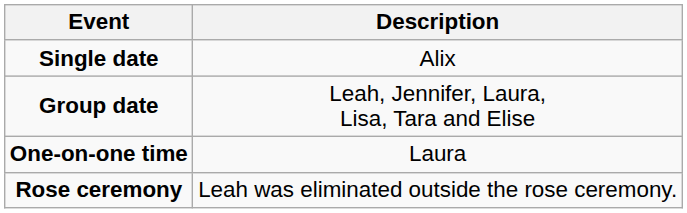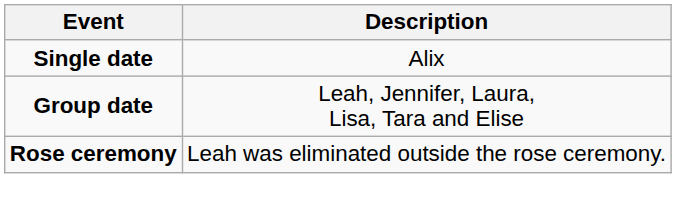- row: (99, 154)
